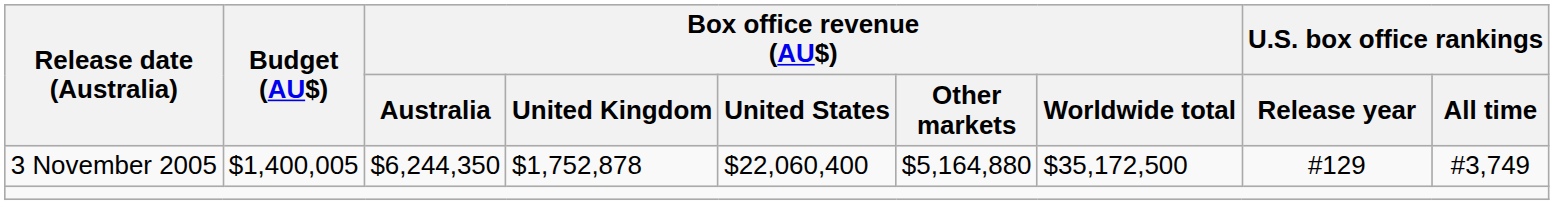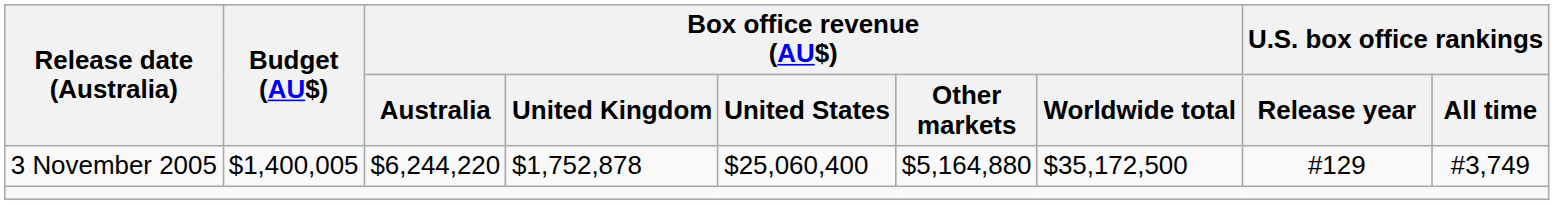(435, 165) $6,244,350 -> (435, 165) $6,244,220
(796, 165) $22,060,400 -> (796, 165) $25,060,400
